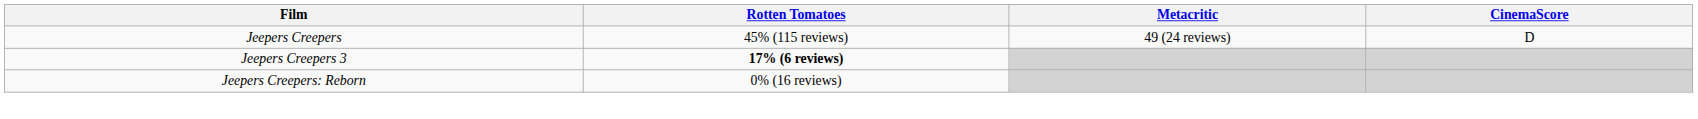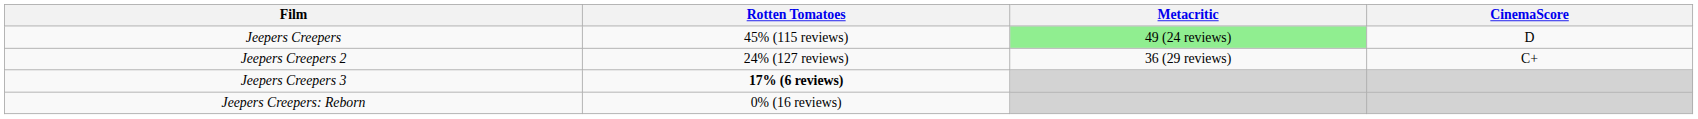(1187, 37) no background -> (1188, 37) lightgreen background
+ row: (293, 59)
